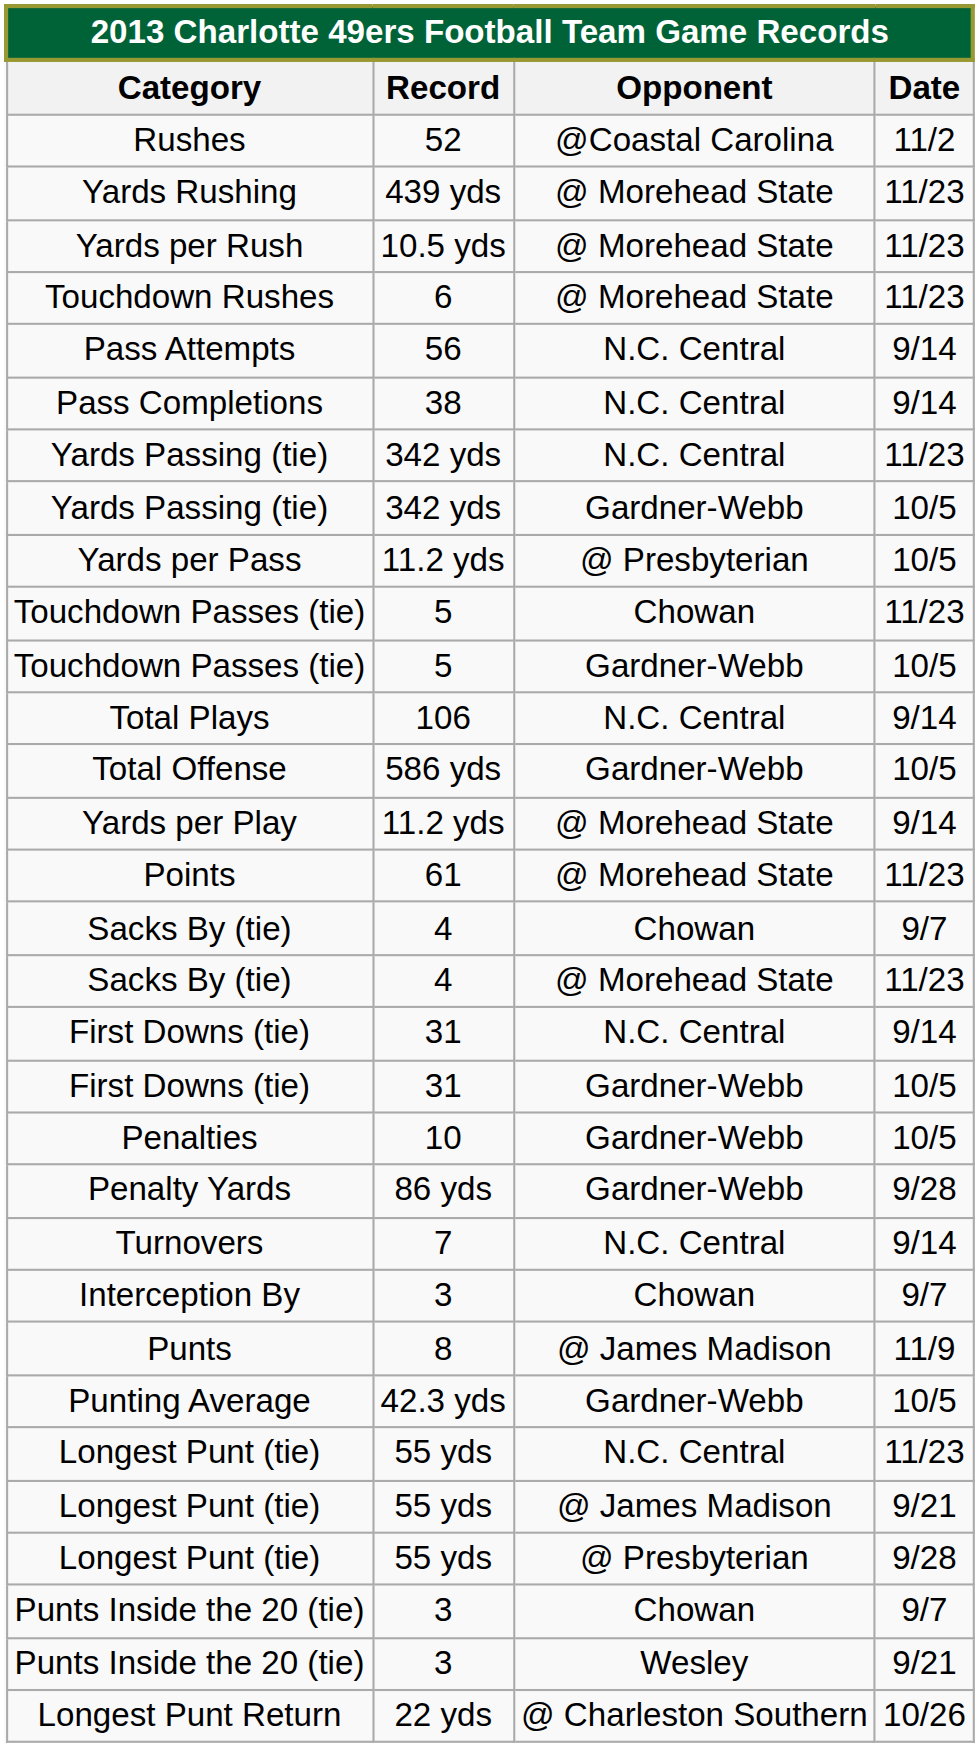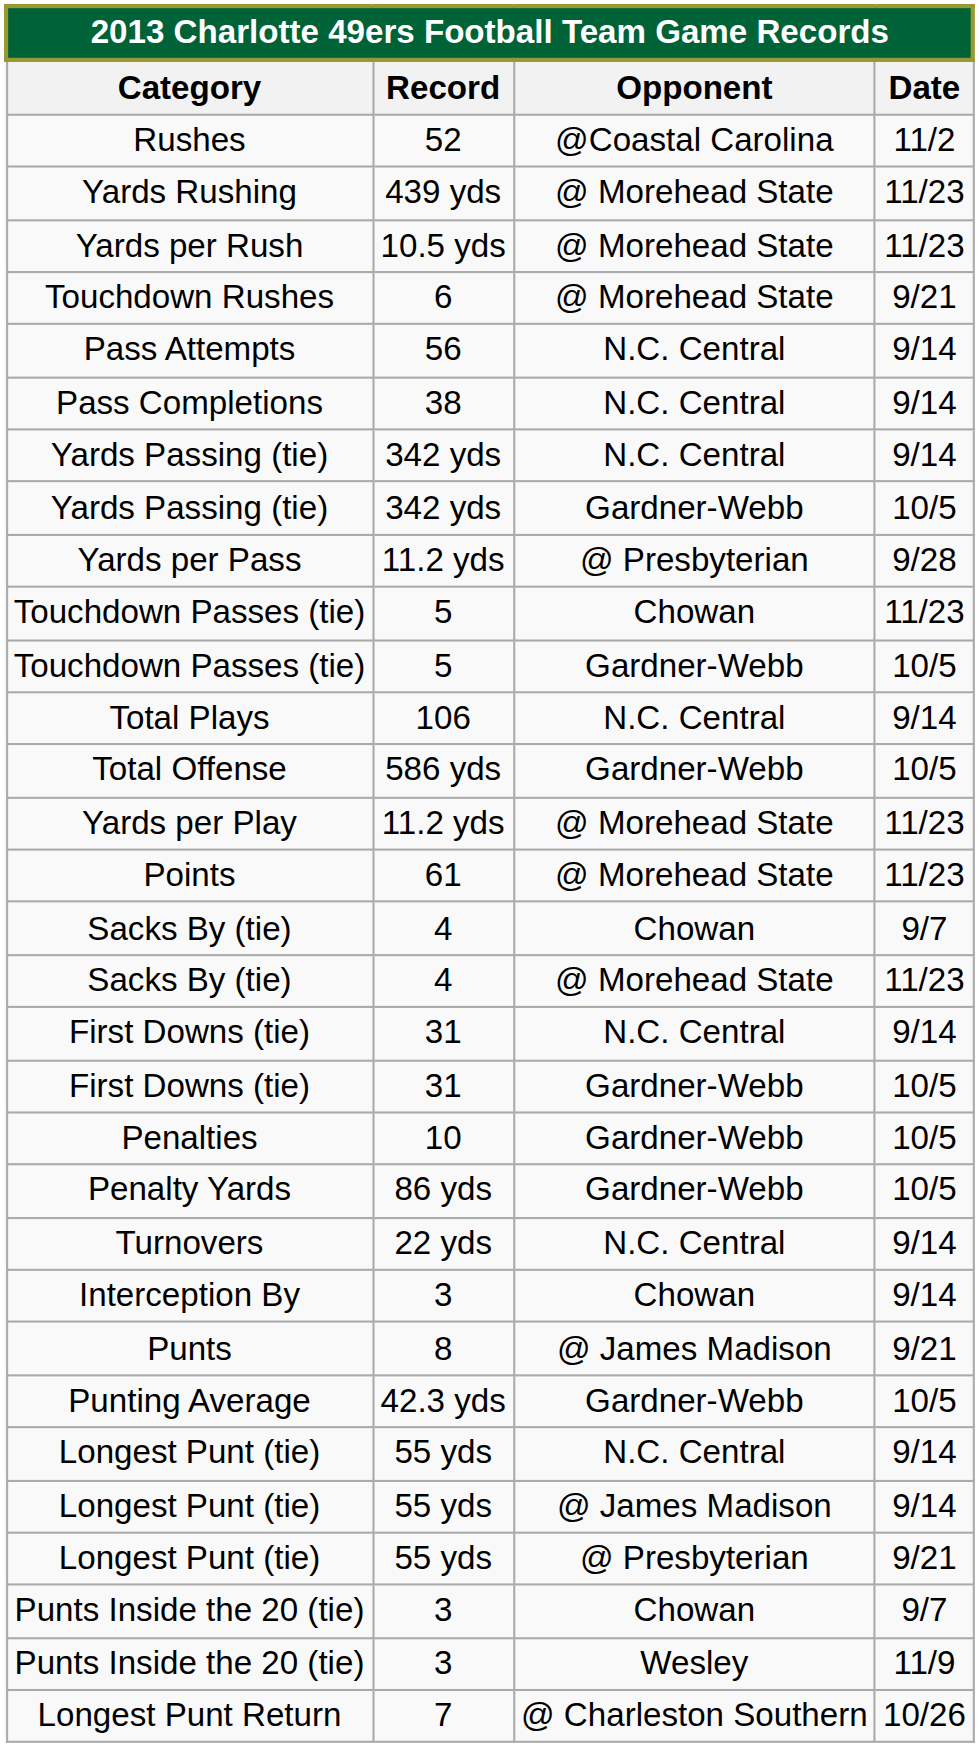(924, 297) 11/23 -> (924, 297) 9/21
(924, 455) 11/23 -> (924, 455) 9/14
(924, 560) 10/5 -> (924, 560) 9/28
(924, 822) 9/14 -> (924, 822) 11/23
(924, 1190) 9/28 -> (924, 1190) 10/5
(443, 1243) 7 -> (443, 1243) 22 yds
(924, 1295) 9/7 -> (924, 1295) 9/14
(924, 1348) 11/9 -> (924, 1348) 9/21
(924, 1453) 11/23 -> (924, 1453) 9/14
(924, 1505) 9/21 -> (924, 1505) 9/14
(924, 1558) 9/28 -> (924, 1558) 9/21
(924, 1663) 9/21 -> (924, 1663) 11/9
(443, 1715) 22 yds -> (443, 1715) 7
